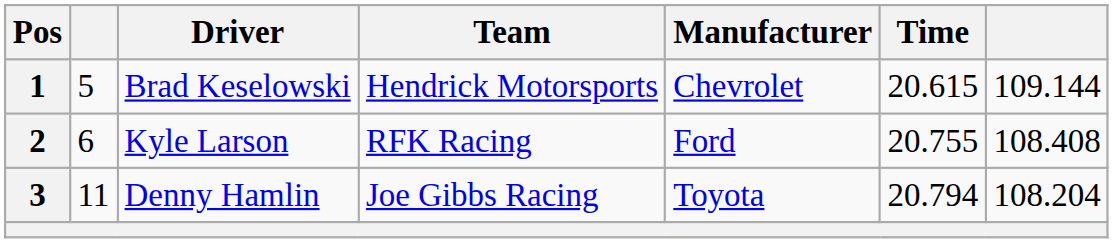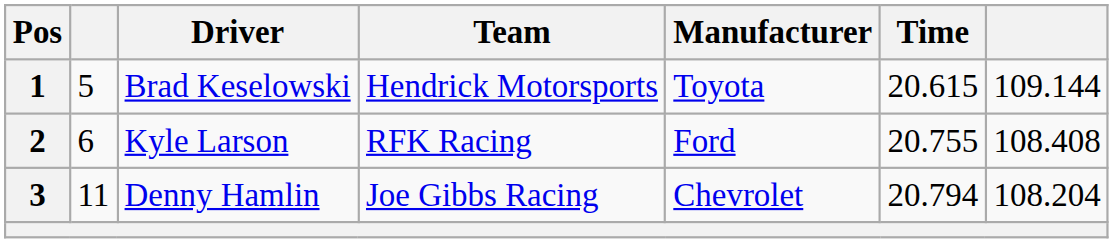(738, 86) Chevrolet -> (719, 86) Toyota
(719, 195) Toyota -> (738, 195) Chevrolet
